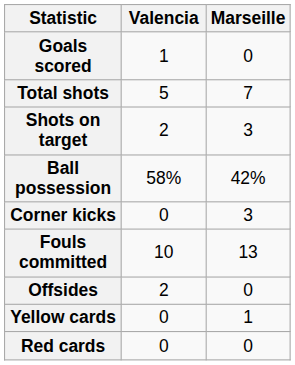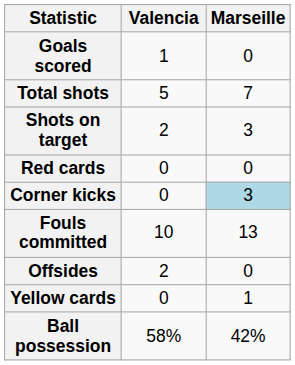rows swapped: (63, 178) <-> (63, 345)
(248, 215) no background -> (248, 195) lightblue background
